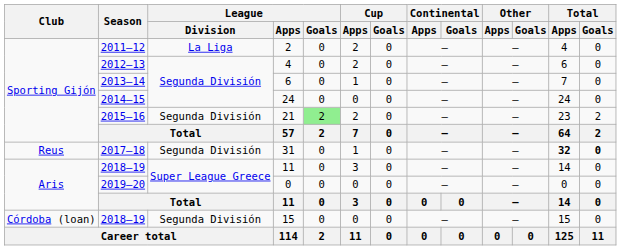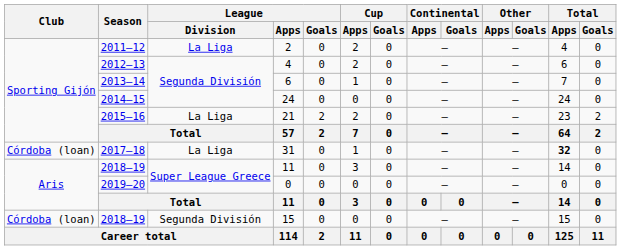(210, 116) Segunda División -> (210, 116) La Liga
(322, 116) lightgreen background -> (322, 116) no background
(51, 150) Reus -> (51, 150) Córdoba (loan)
(210, 150) Segunda División -> (210, 150) La Liga
(598, 150) bold -> (598, 150) normal
